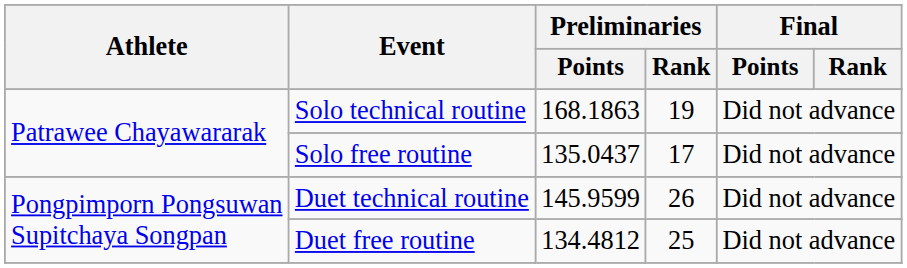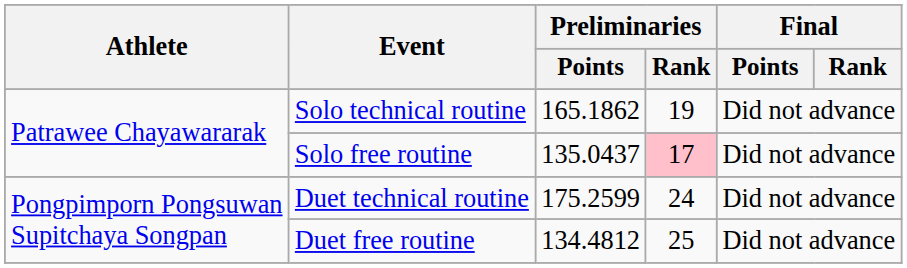(591, 111) 168.1863 -> (591, 111) 165.1862
(681, 154) no background -> (681, 154) pink background
(591, 198) 145.9599 -> (591, 198) 175.2599
(681, 198) 26 -> (681, 198) 24
